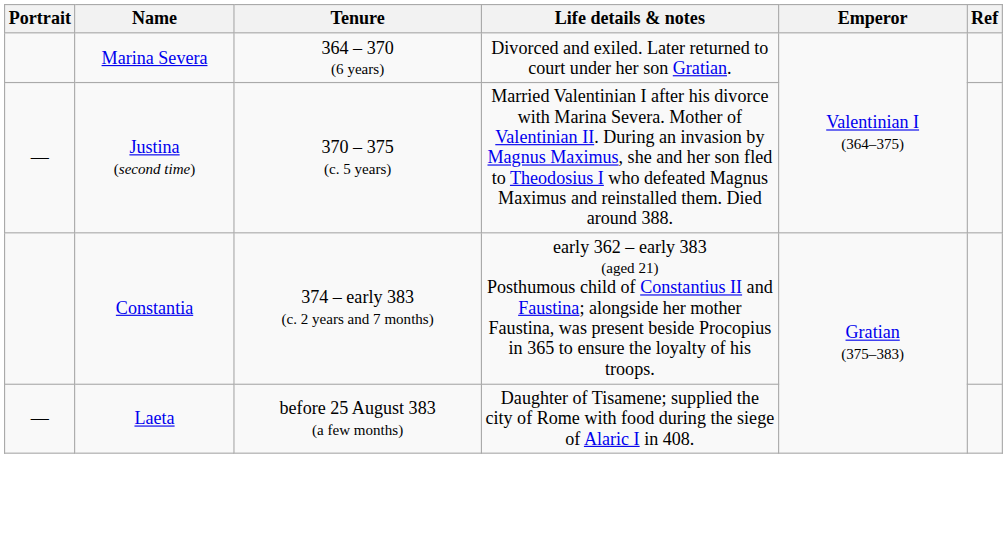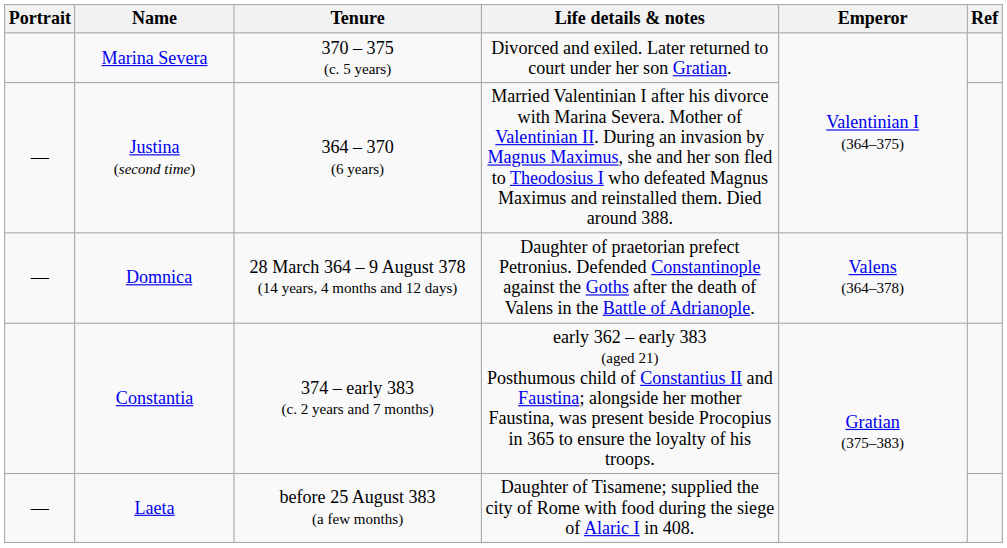(358, 57) 364 – 370 (6 years) -> (358, 57) 370 – 375 (c. 5 years)
(358, 157) 370 – 375 (c. 5 years) -> (358, 157) 364 – 370 (6 years)
+ row: (155, 277)
